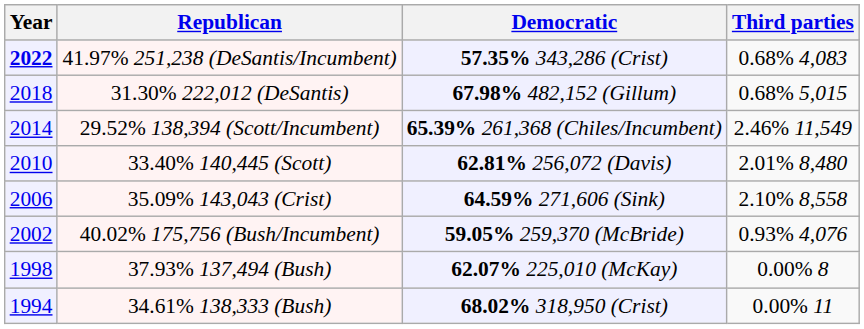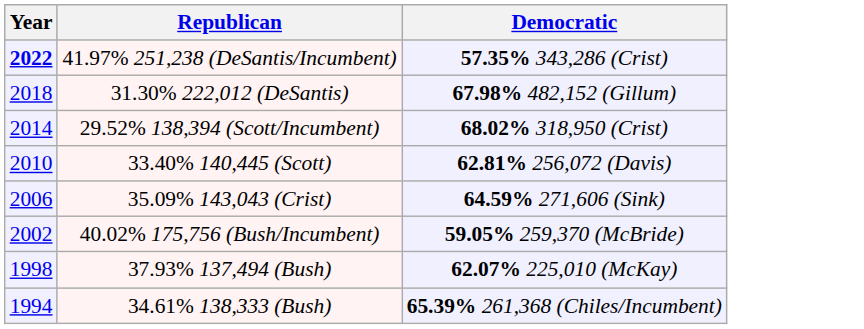- column: (793, 22)
(564, 128) 65.39% 261,368 (Chiles/Incumbent) -> (564, 128) 68.02% 318,950 (Crist)
(564, 305) 68.02% 318,950 (Crist) -> (564, 305) 65.39% 261,368 (Chiles/Incumbent)
